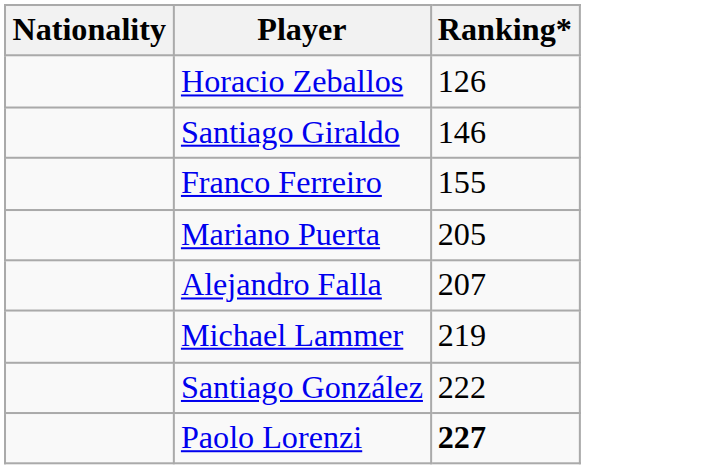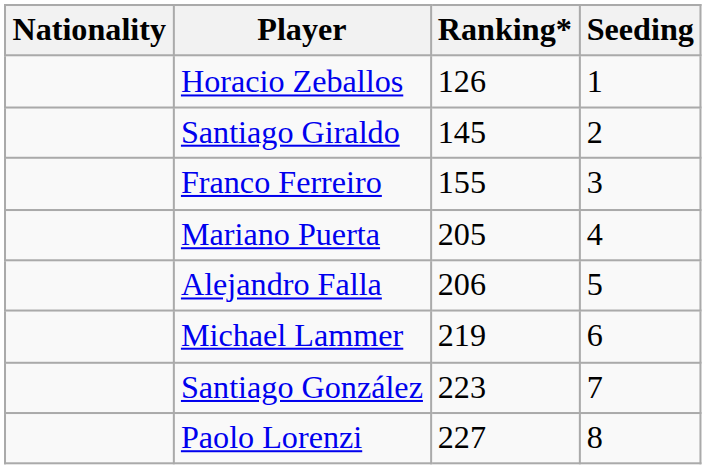+ column: (640, 30)
(462, 132) 146 -> (462, 132) 145
(462, 285) 207 -> (462, 285) 206
(462, 387) 222 -> (462, 387) 223
(462, 438) bold -> (462, 438) normal
